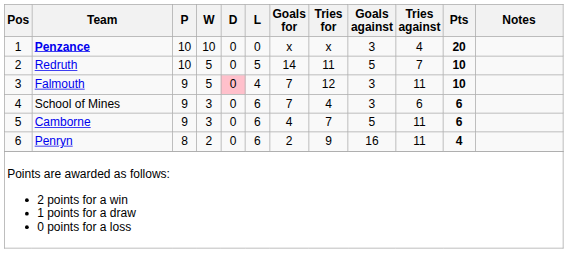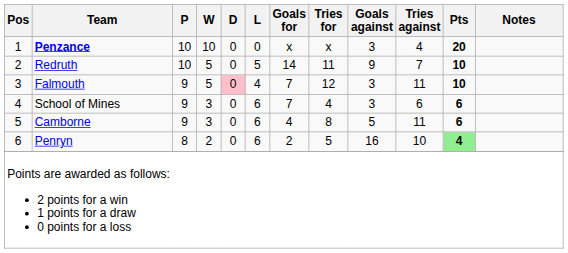(372, 65) 5 -> (372, 65) 9
(328, 122) 7 -> (328, 122) 8
(328, 141) 9 -> (328, 141) 5
(419, 141) 11 -> (419, 141) 10
(459, 141) no background -> (459, 141) lightgreen background
